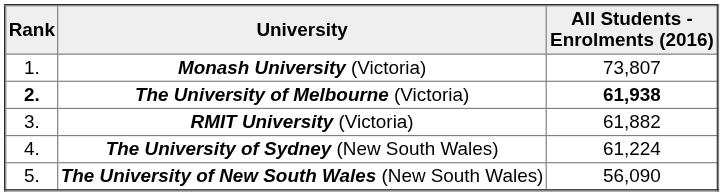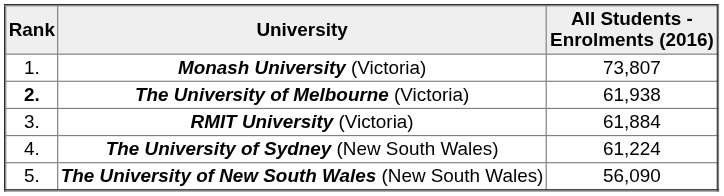(632, 94) bold -> (632, 94) normal
(632, 121) 61,882 -> (632, 121) 61,884
